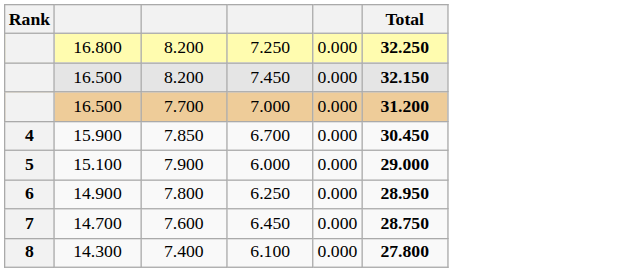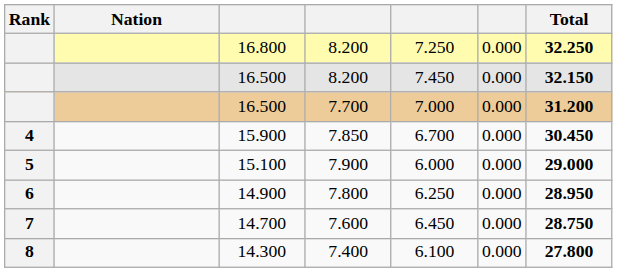+ column: (136, 18)
